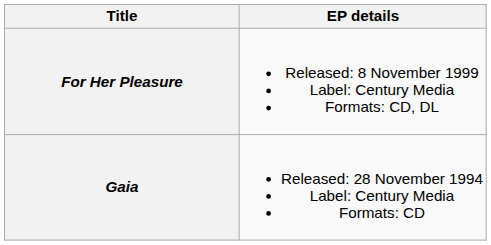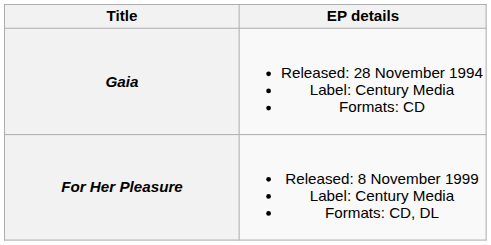rows swapped: (122, 187) <-> (122, 81)
